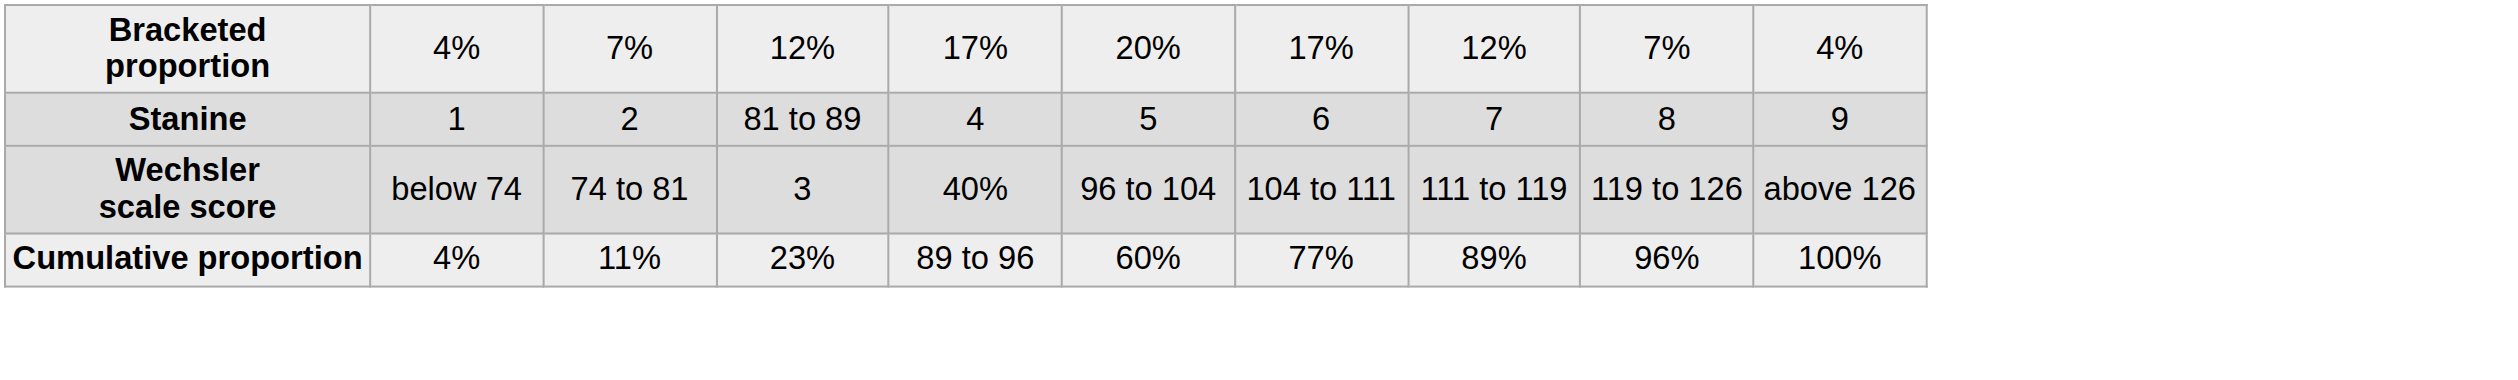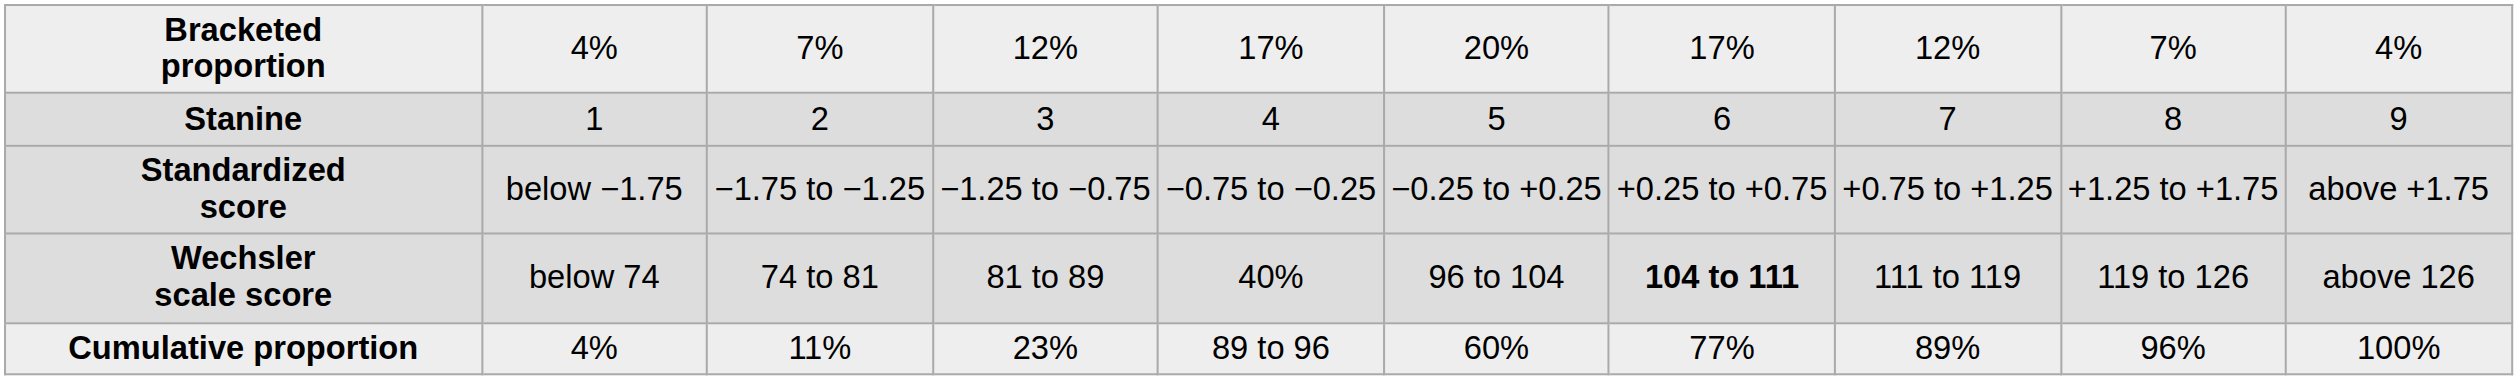(802, 118) 81 to 89 -> (1045, 118) 3
+ row: (243, 188)
(802, 188) 3 -> (1045, 277) 81 to 89
(1321, 188) normal -> (1722, 277) bold
